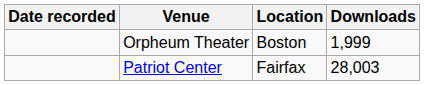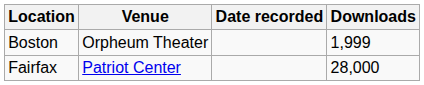columns swapped: (62, 17) <-> (290, 17)
(355, 67) 28,003 -> (355, 67) 28,000
